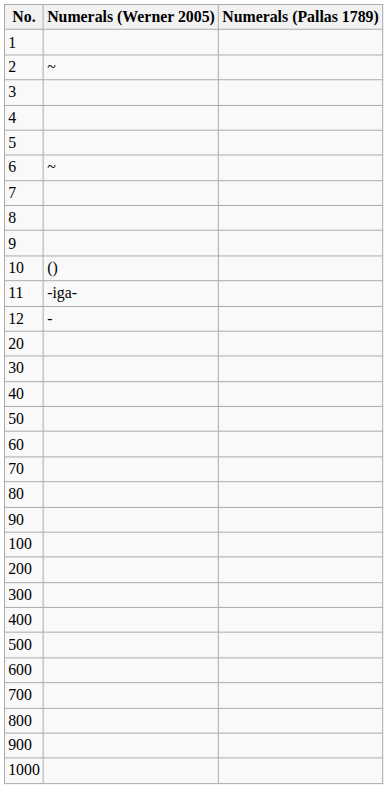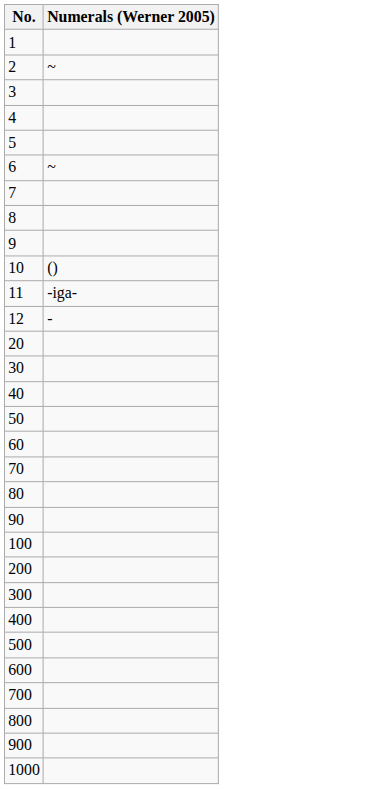- column: (300, 17)
